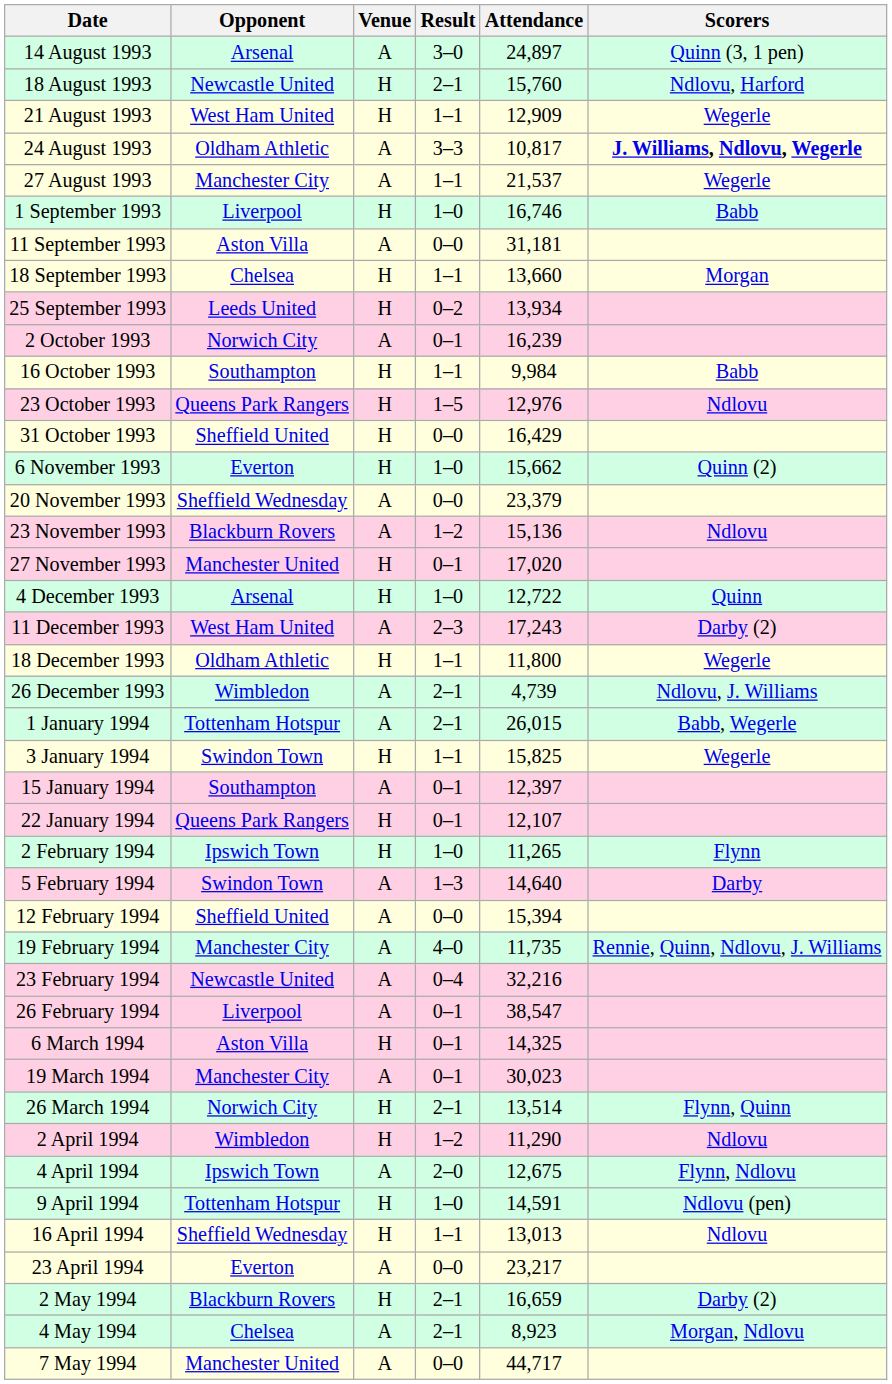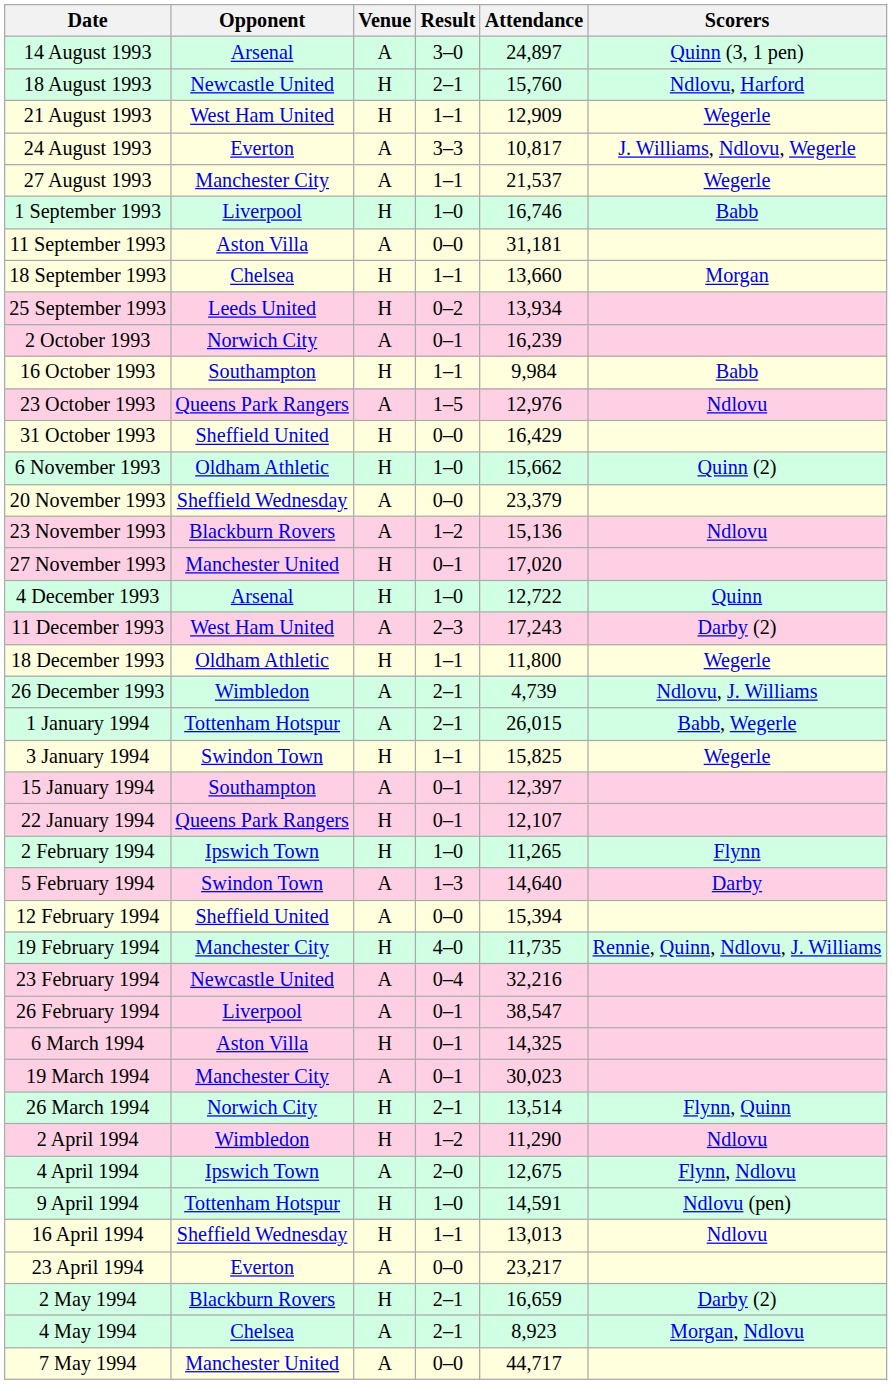(262, 148) Oldham Athletic -> (262, 148) Everton
(737, 148) bold -> (737, 148) normal
(385, 404) H -> (385, 404) A
(262, 468) Everton -> (262, 468) Oldham Athletic
(385, 947) A -> (385, 947) H
